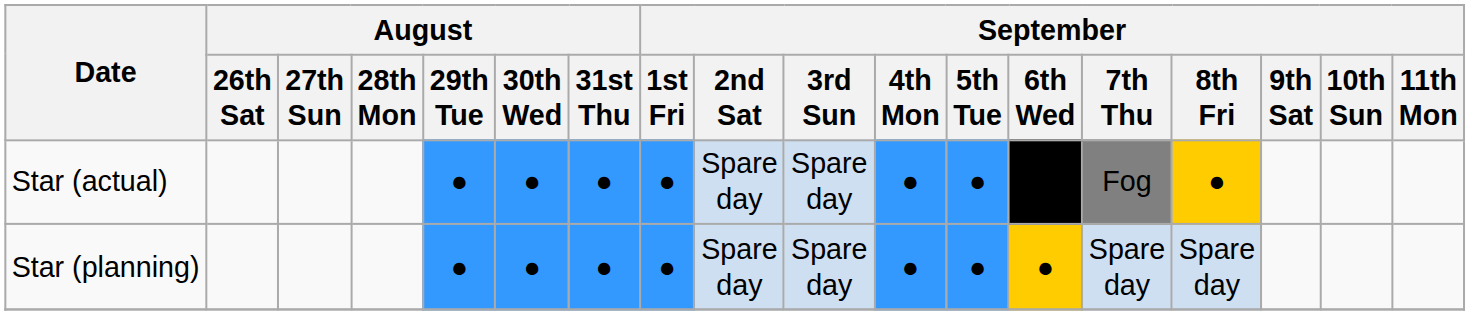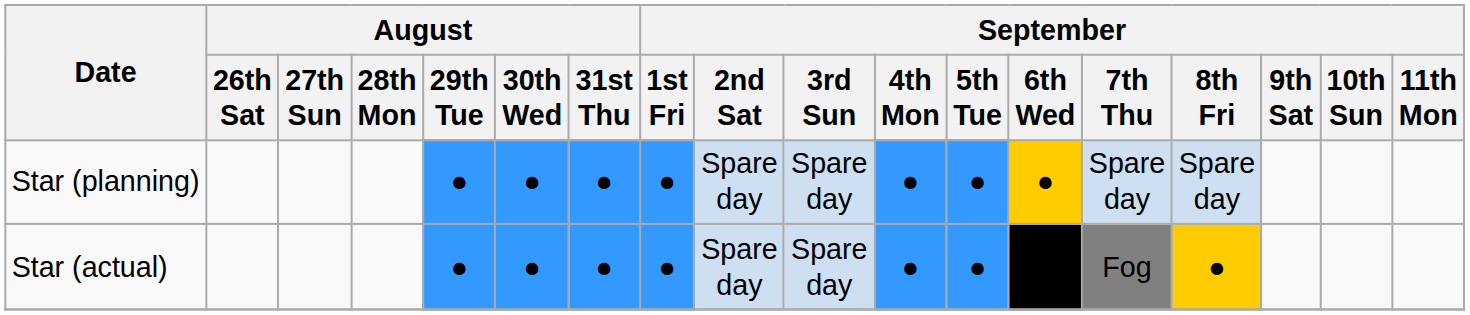rows swapped: (106, 267) <-> (90, 182)
